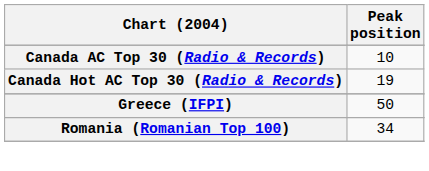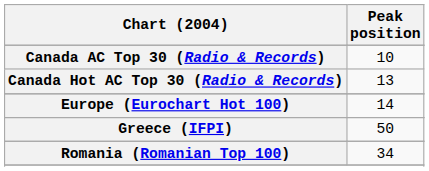(385, 81) 19 -> (385, 81) 13
+ row: (176, 105)
